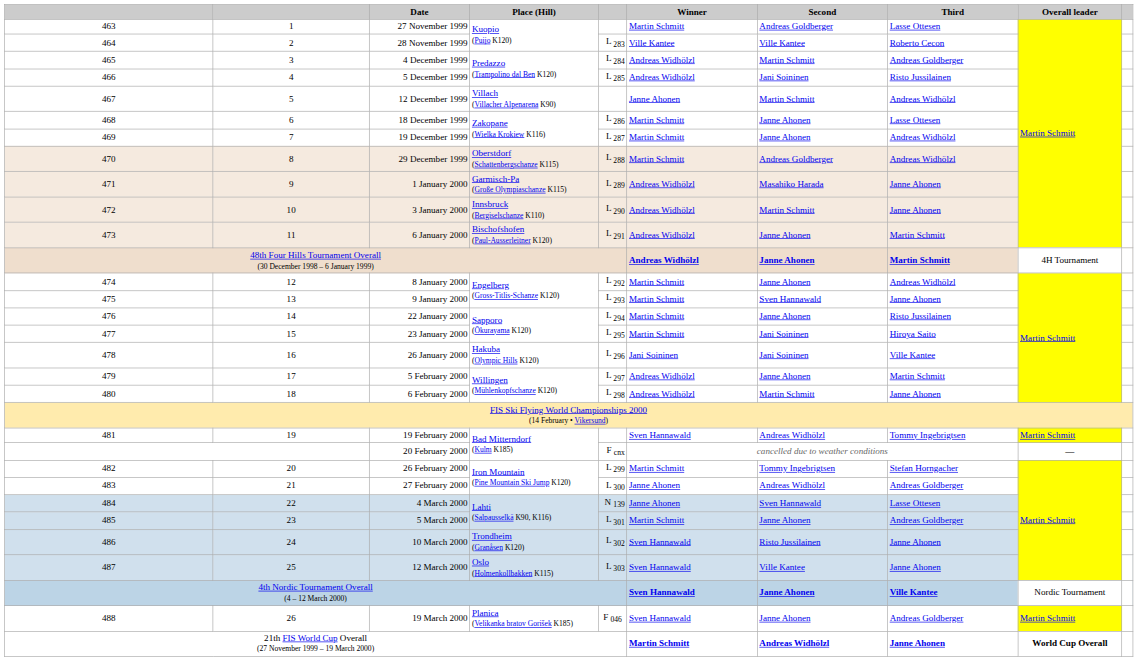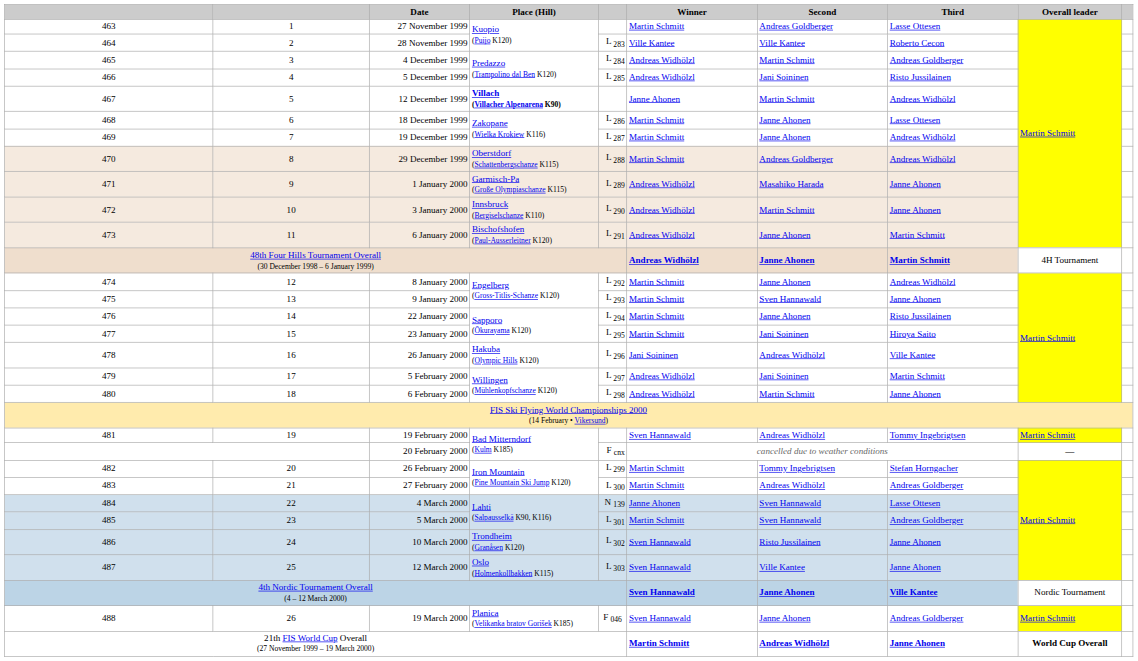(514, 98) normal -> (516, 98) bold
(784, 355) Jani Soininen -> (792, 355) Andreas Widhölzl
(785, 376) Janne Ahonen -> (784, 376) Jani Soininen
(655, 485) Janne Ahonen -> (657, 485) Martin Schmitt
(785, 520) Janne Ahonen -> (790, 520) Sven Hannawald
